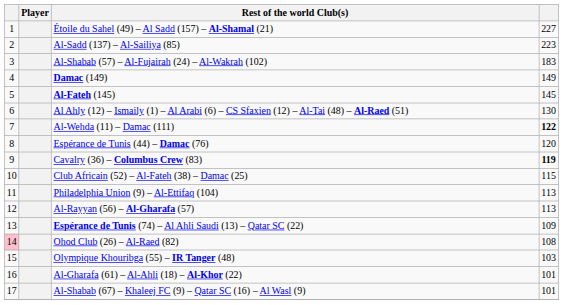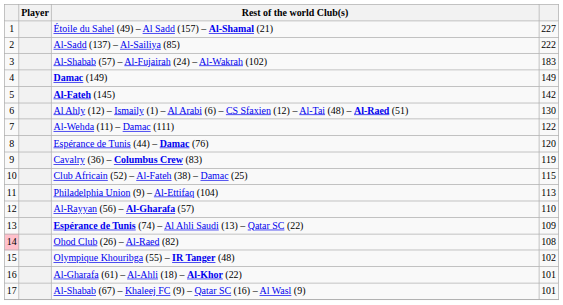(549, 45) 223 -> (549, 45) 222
(549, 95) 145 -> (549, 95) 142
(549, 127) bold -> (549, 127) normal
(549, 160) bold -> (549, 160) normal
(549, 209) 113 -> (549, 209) 110
(549, 258) 103 -> (549, 258) 102
